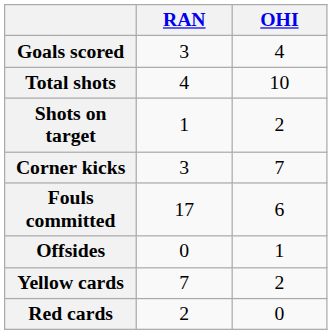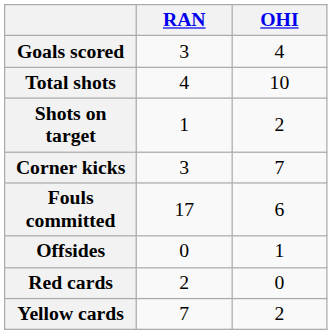rows swapped: (71, 282) <-> (71, 314)
